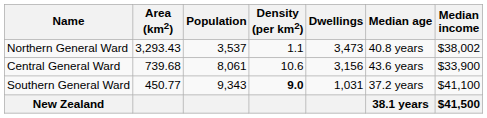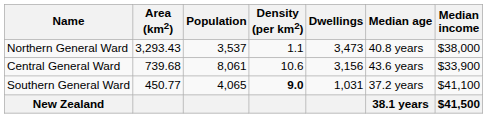(459, 48) $38,002 -> (459, 48) $38,000
(232, 85) 9,343 -> (232, 85) 4,065
